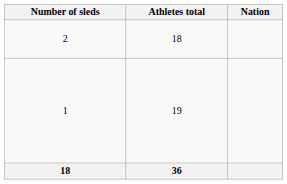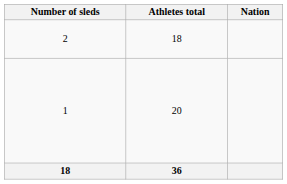(177, 110) 19 -> (177, 110) 20
